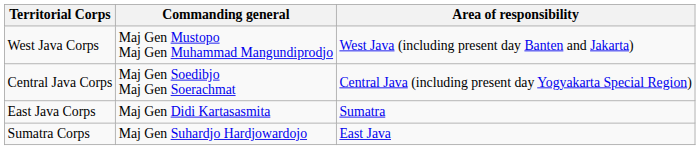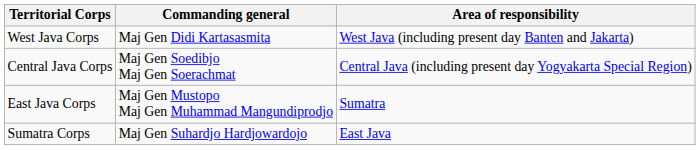(226, 44) Maj Gen Mustopo Maj Gen Muhammad Mangundiprodjo -> (195, 37) Maj Gen Didi Kartasasmita
(195, 111) Maj Gen Didi Kartasasmita -> (226, 104) Maj Gen Mustopo Maj Gen Muhammad Mangundiprodjo
